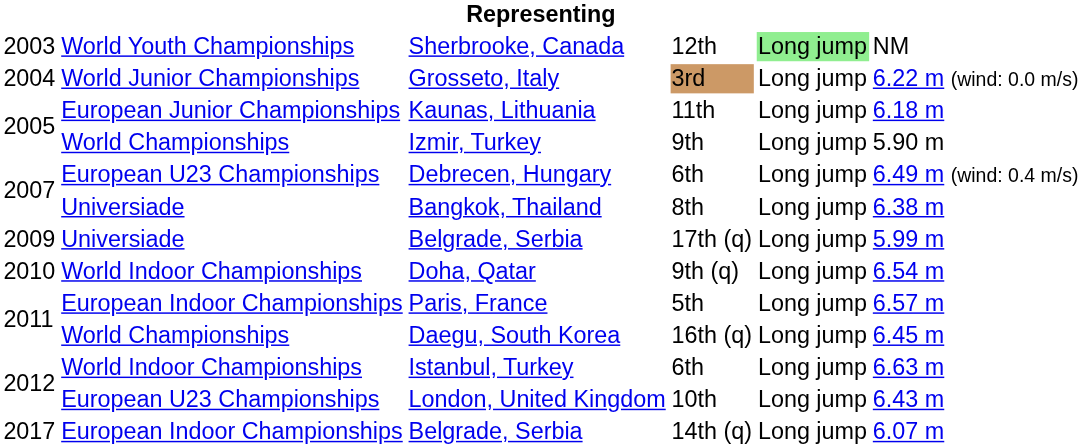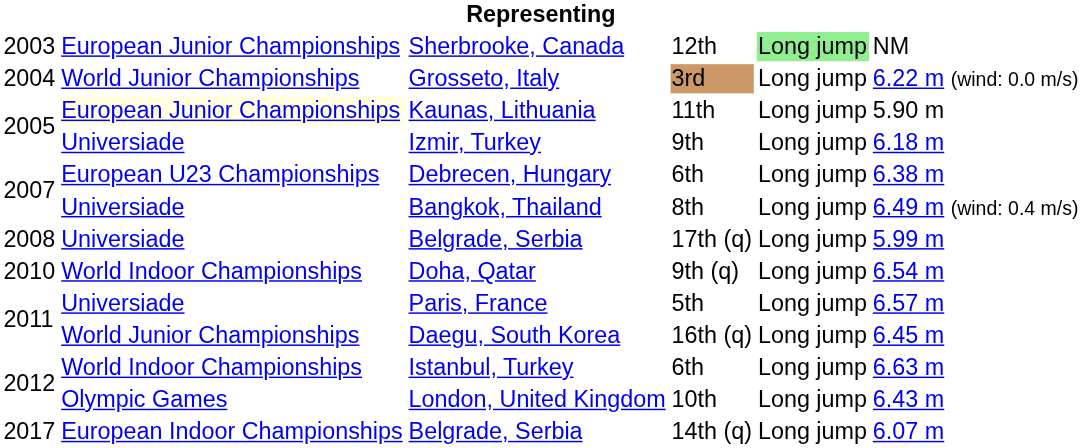(208, 46) World Youth Championships -> (231, 46) European Junior Championships
(231, 110) no background -> (231, 110) lightyellow background
(909, 110) 6.18 m -> (909, 110) 5.90 m
(175, 142) World Championships -> (123, 142) Universiade
(909, 142) 5.90 m -> (909, 142) 6.18 m
(976, 174) 6.49 m (wind: 0.4 m/s) -> (909, 174) 6.38 m
(909, 207) 6.38 m -> (976, 207) 6.49 m (wind: 0.4 m/s)
(29, 239) 2009 -> (29, 239) 2008
(232, 303) European Indoor Championships -> (123, 303) Universiade
(175, 335) World Championships -> (210, 335) World Junior Championships
(220, 399) European U23 Championships -> (144, 399) Olympic Games
